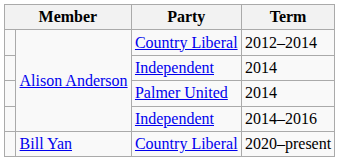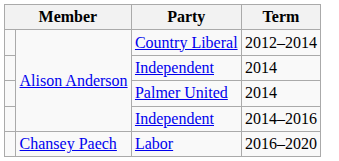+ row: (154, 144)
- row: (186, 144)
